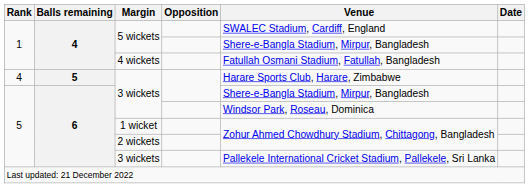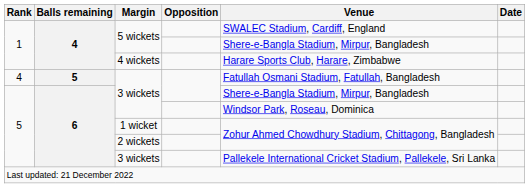(331, 61) Fatullah Osmani Stadium, Fatullah, Bangladesh -> (312, 61) Harare Sports Club, Harare, Zimbabwe
(312, 77) Harare Sports Club, Harare, Zimbabwe -> (331, 77) Fatullah Osmani Stadium, Fatullah, Bangladesh
